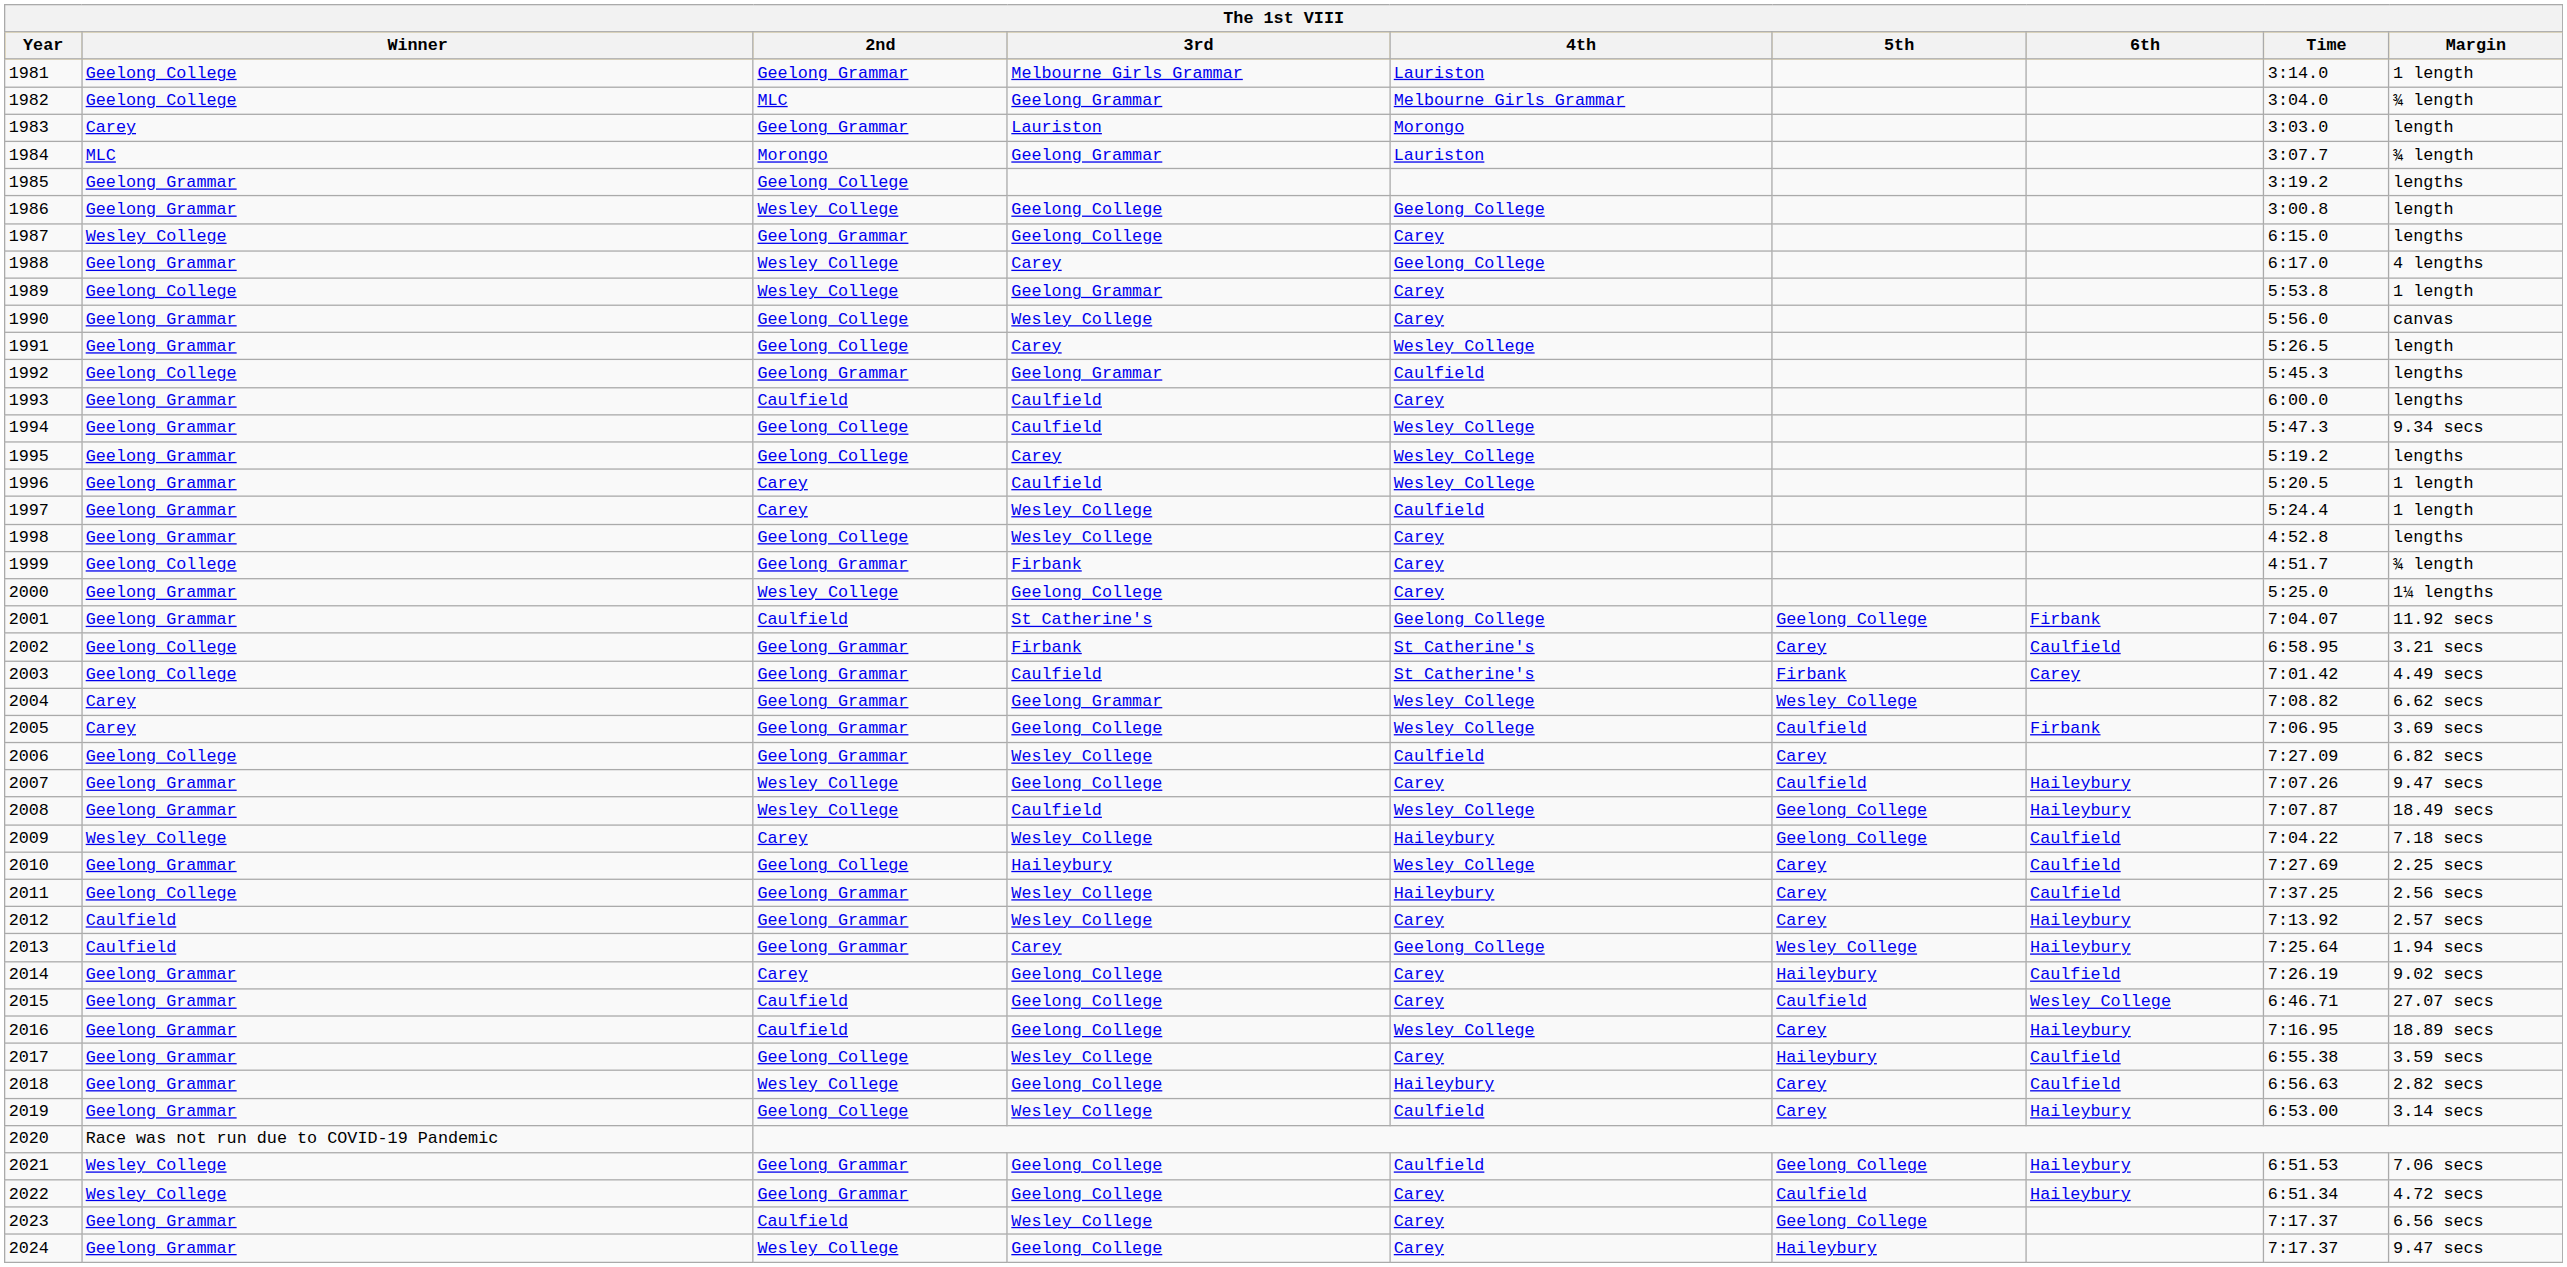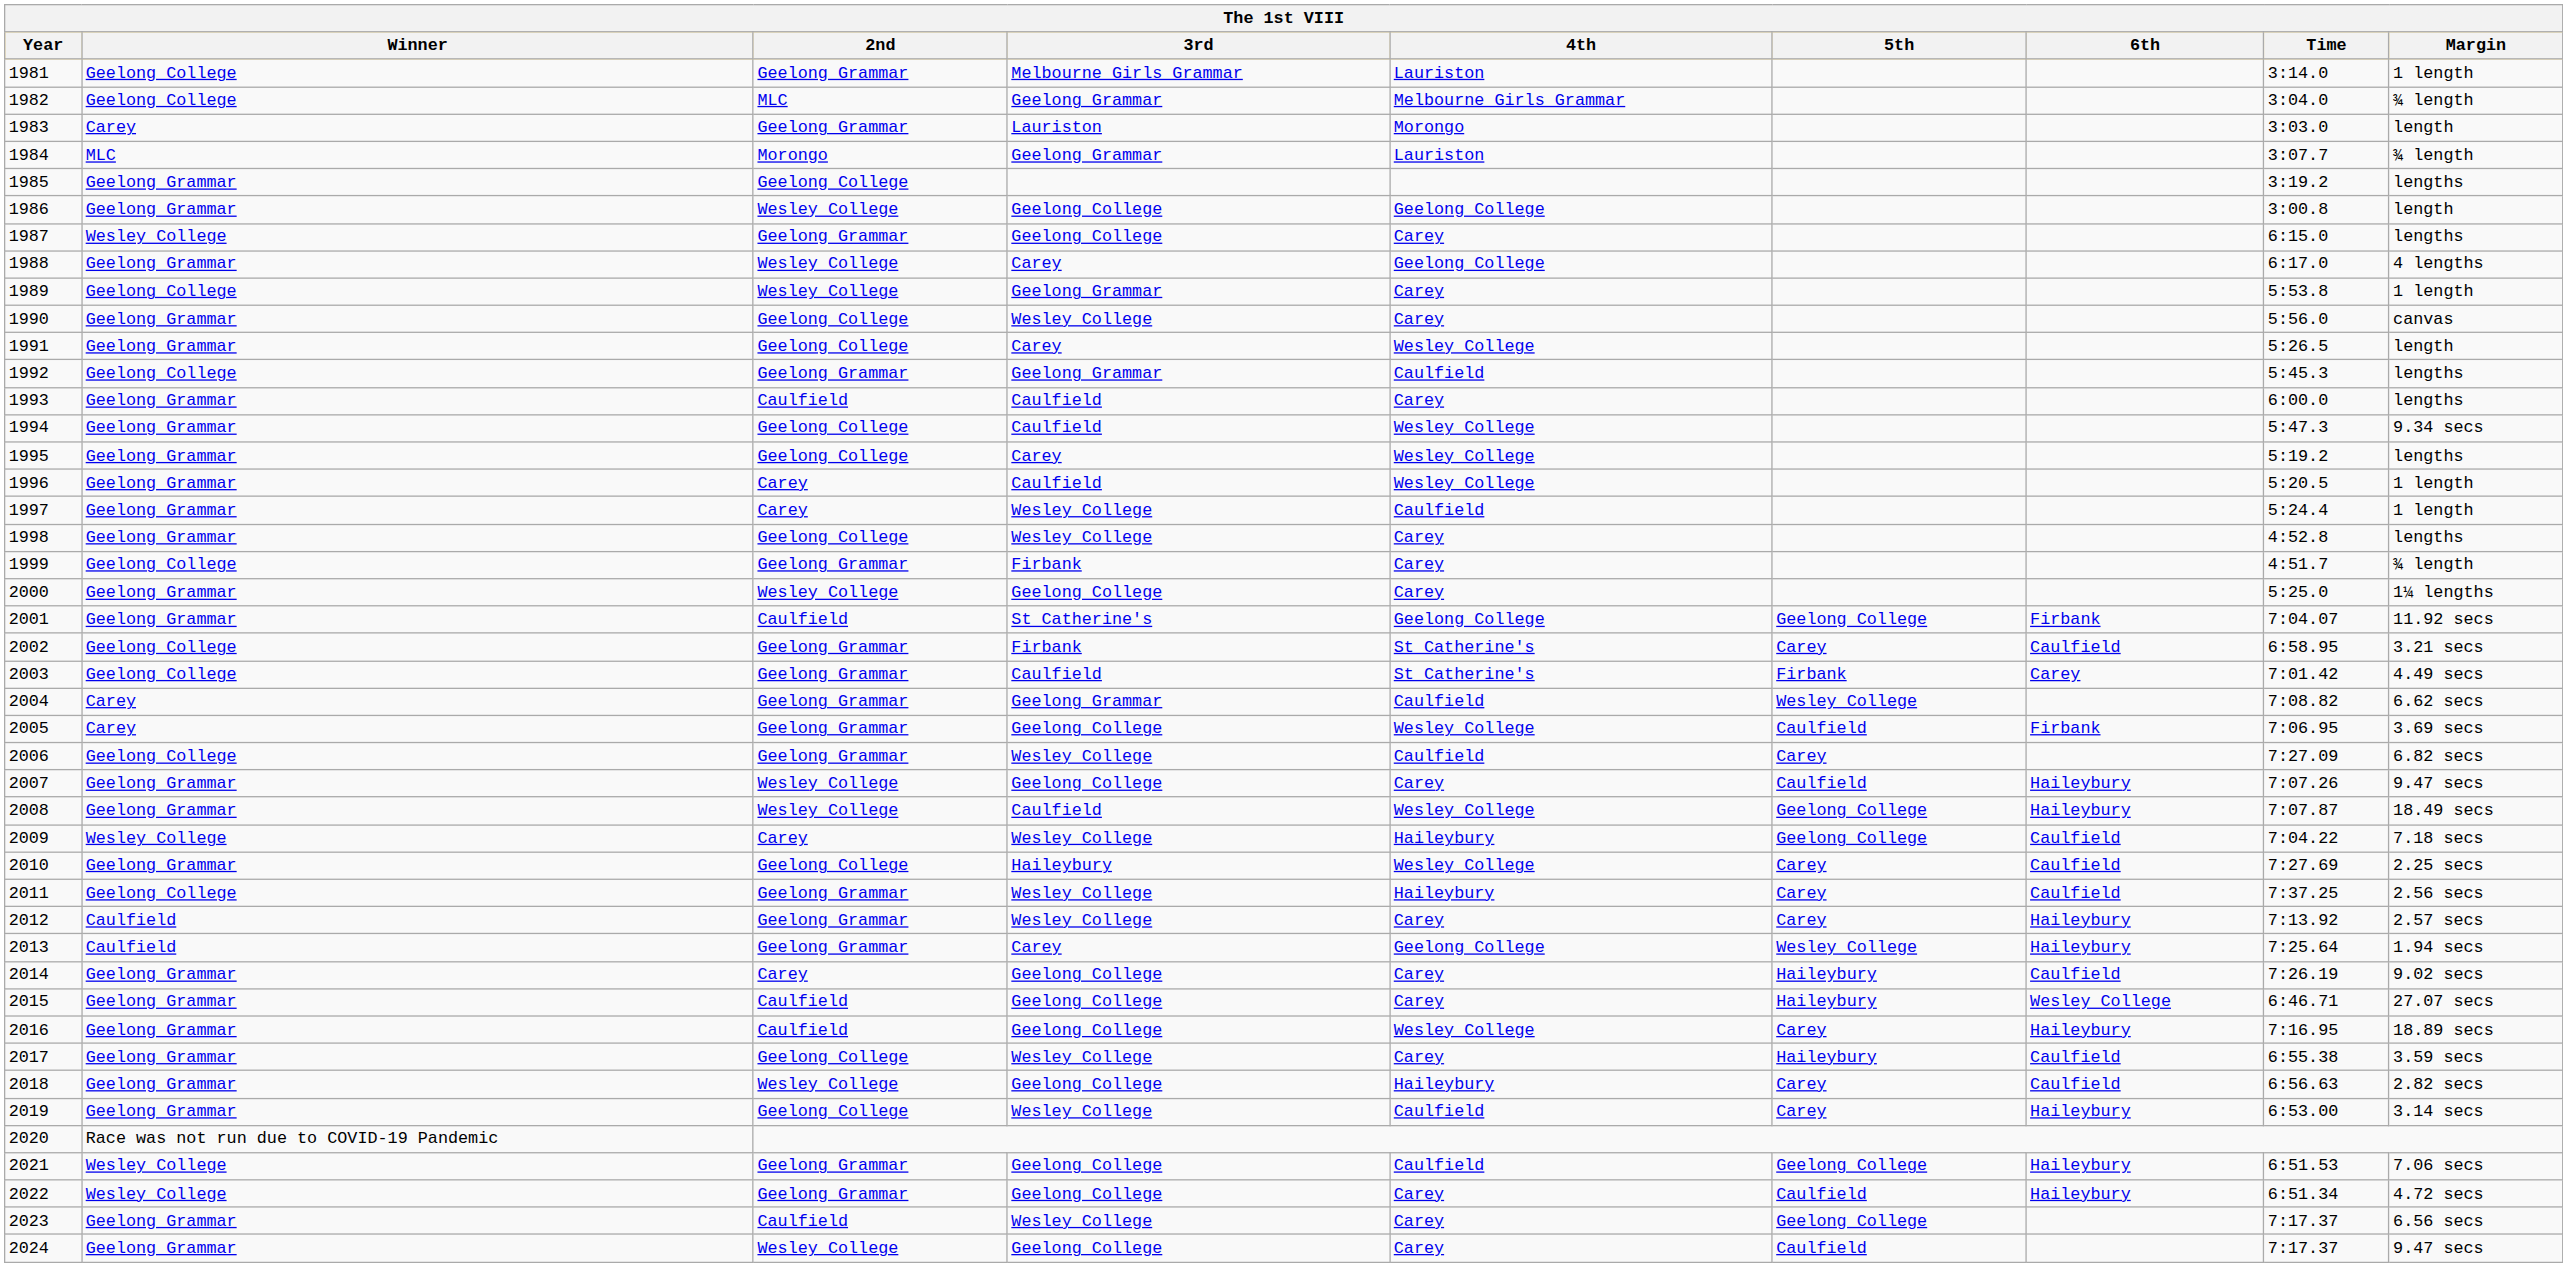(1464, 702) Wesley College -> (1439, 702) Caulfield
(1822, 1002) Caulfield -> (1827, 1002) Haileybury
(1827, 1248) Haileybury -> (1822, 1248) Caulfield
